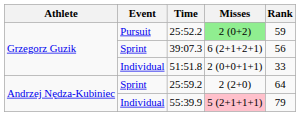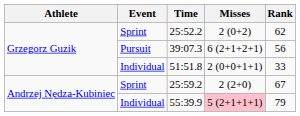(135, 31) Pursuit -> (133, 31) Sprint
(235, 31) lightgreen background -> (235, 31) no background
(280, 31) 59 -> (280, 31) 62
(133, 49) Sprint -> (135, 49) Pursuit
(280, 85) 64 -> (280, 85) 67
